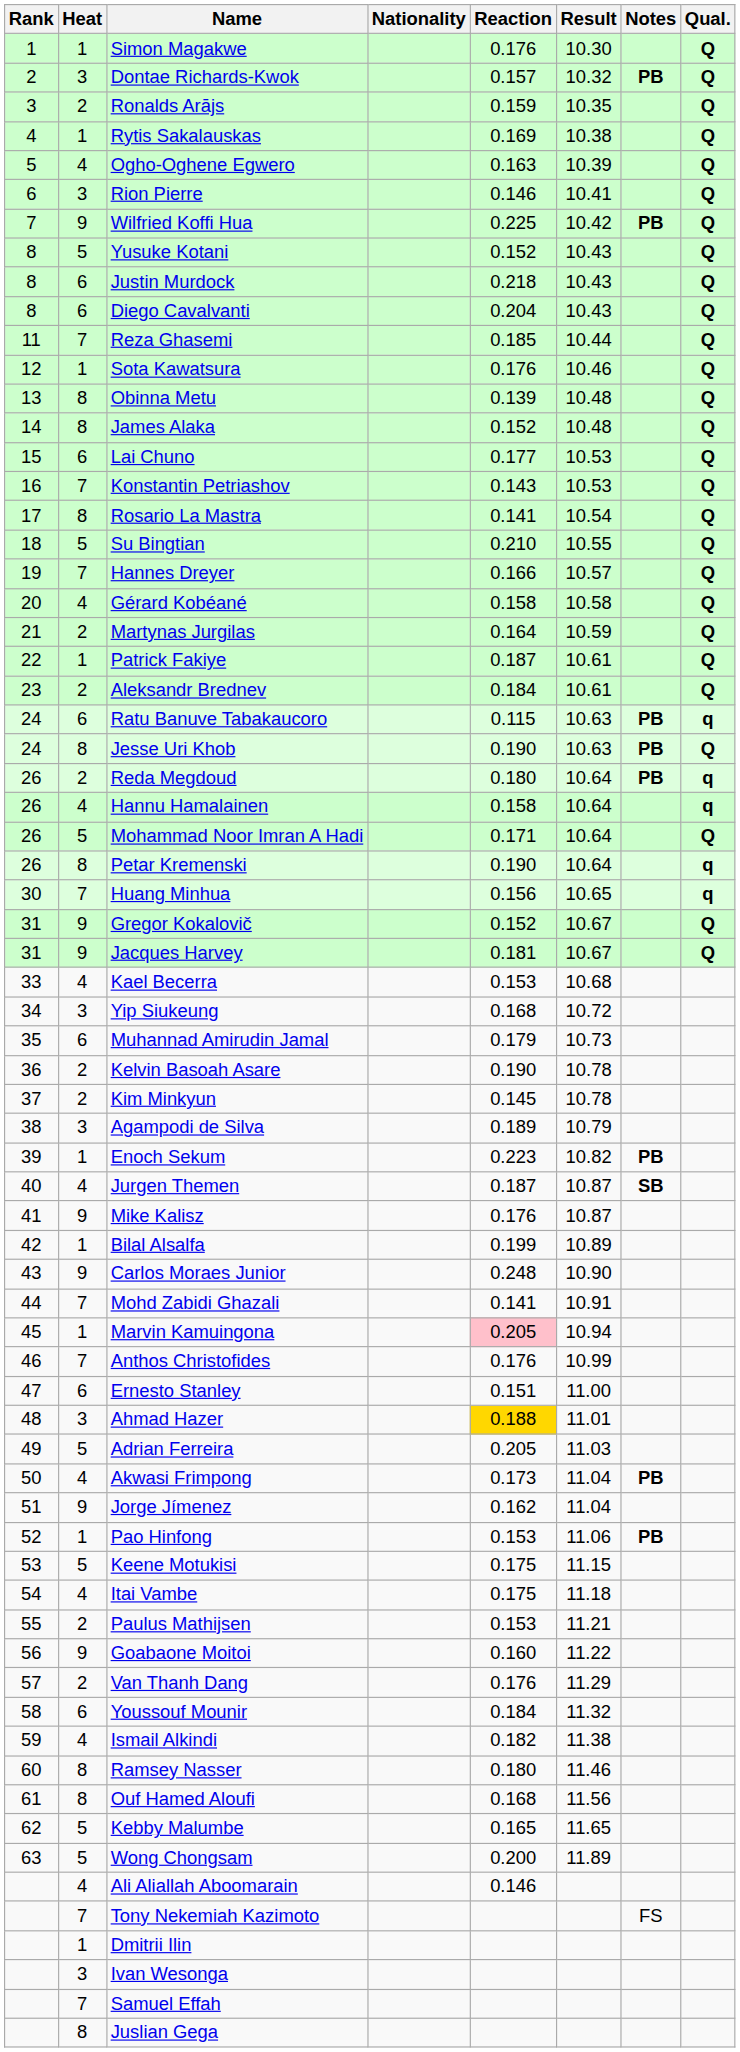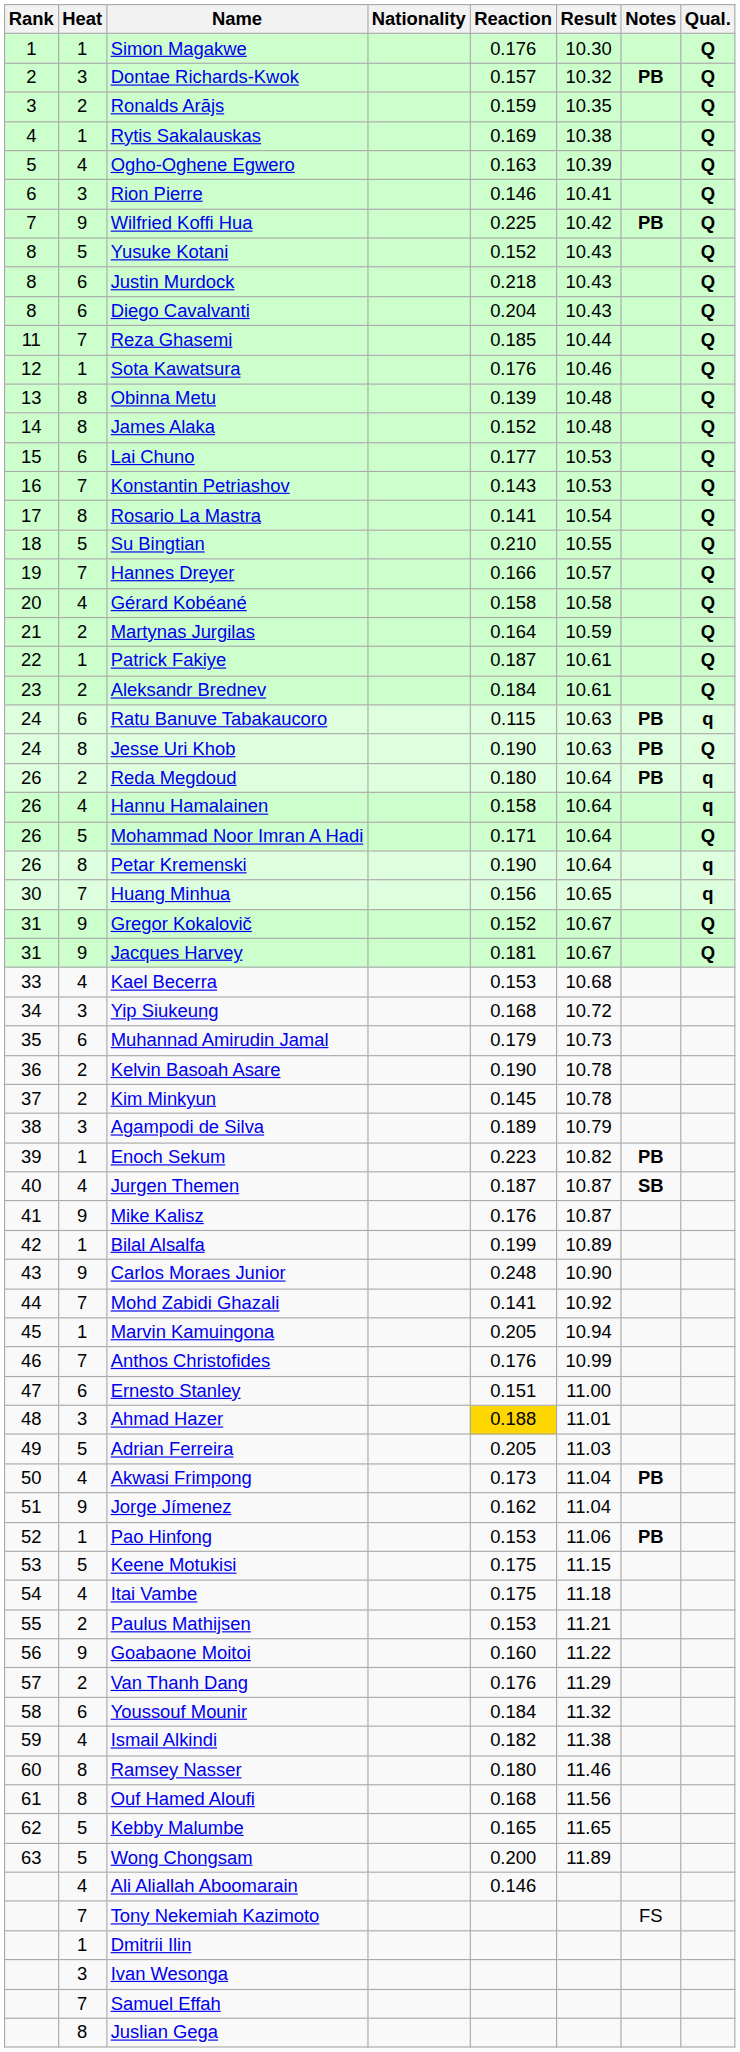(589, 1303) 10.91 -> (589, 1303) 10.92
(513, 1332) pink background -> (513, 1332) no background
